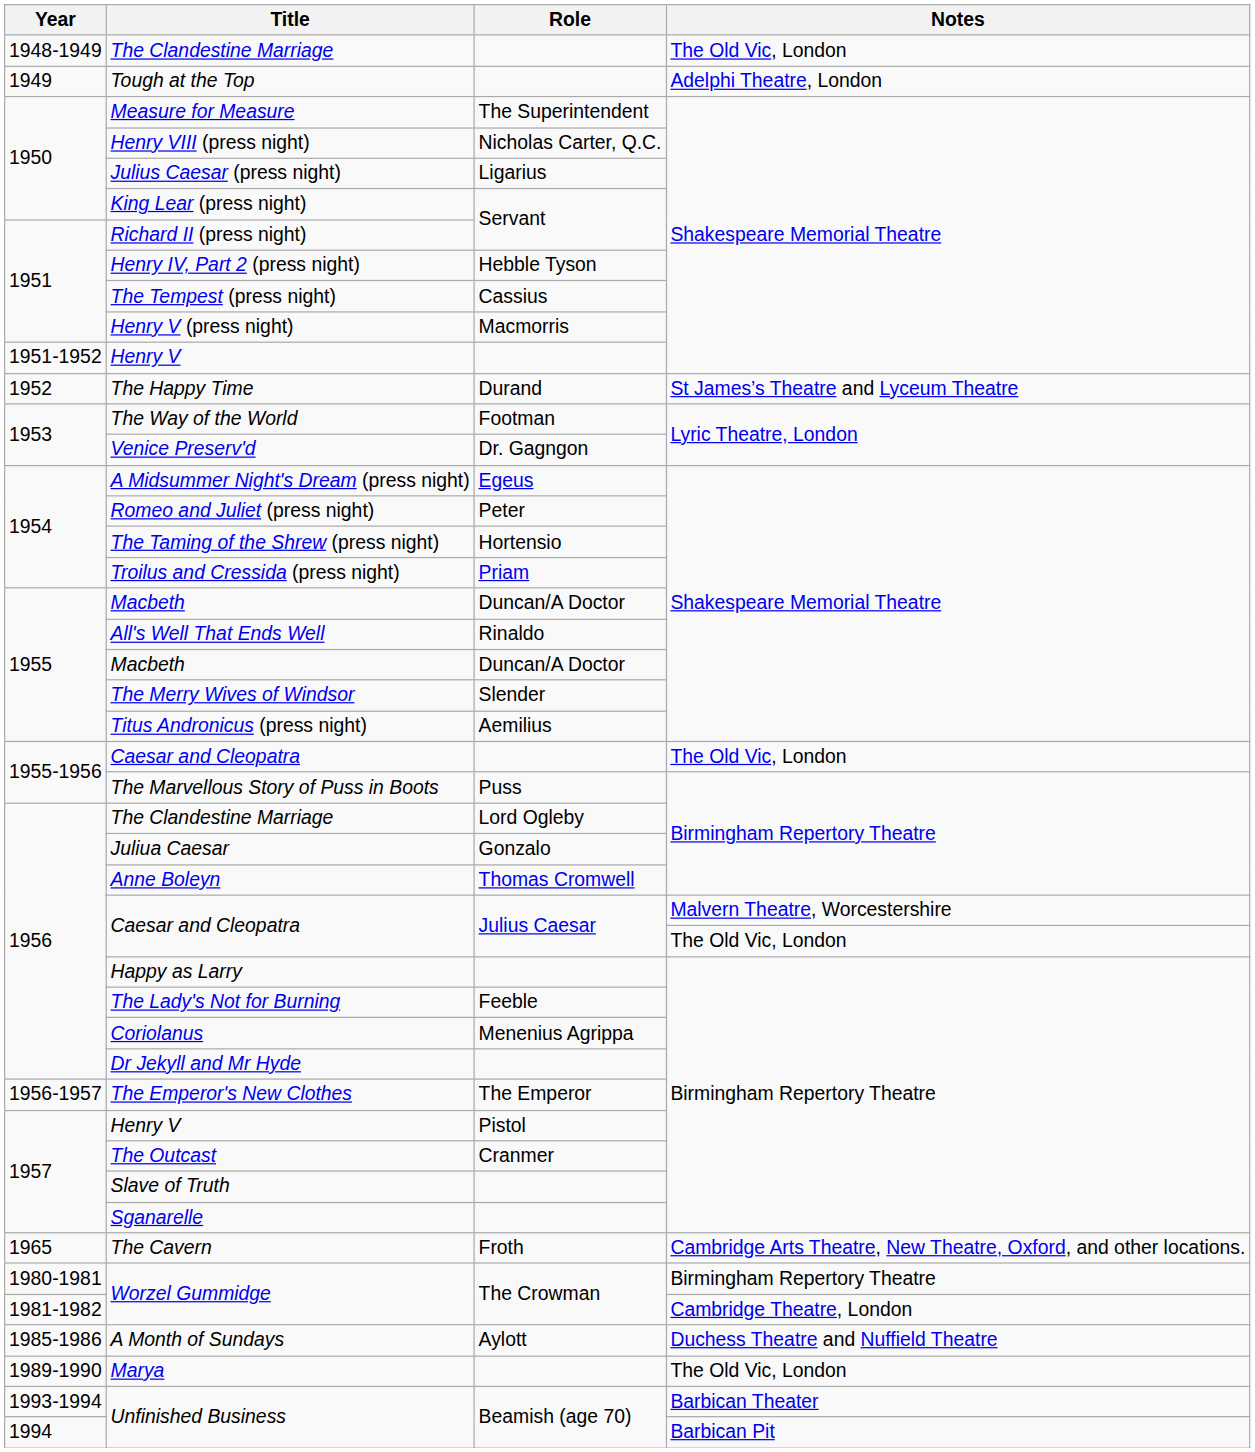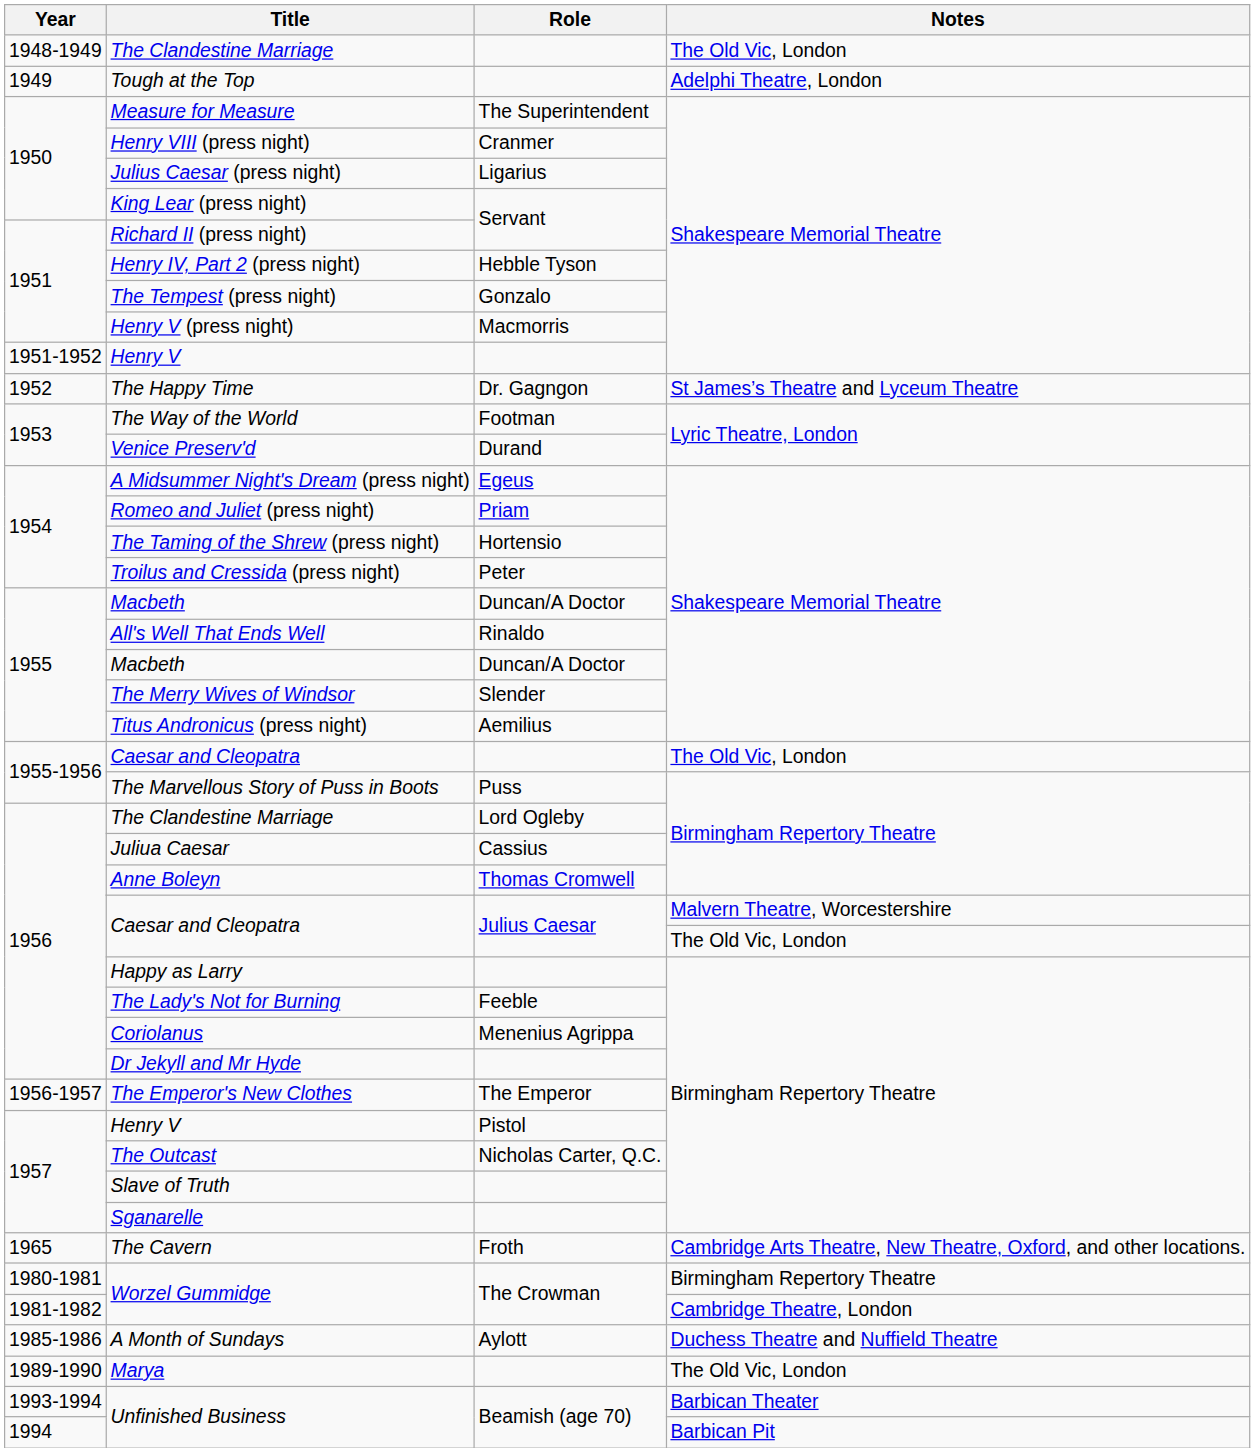(570, 142) Nicholas Carter, Q.C. -> (516, 142) Cranmer
(513, 296) Cassius -> (515, 296) Gonzalo
(510, 388) Durand -> (533, 388) Dr. Gagngon
(533, 449) Dr. Gagngon -> (510, 449) Durand
(502, 511) Peter -> (504, 511) Priam
(504, 572) Priam -> (502, 572) Peter
(515, 848) Gonzalo -> (513, 848) Cassius
(516, 1155) Cranmer -> (570, 1155) Nicholas Carter, Q.C.
